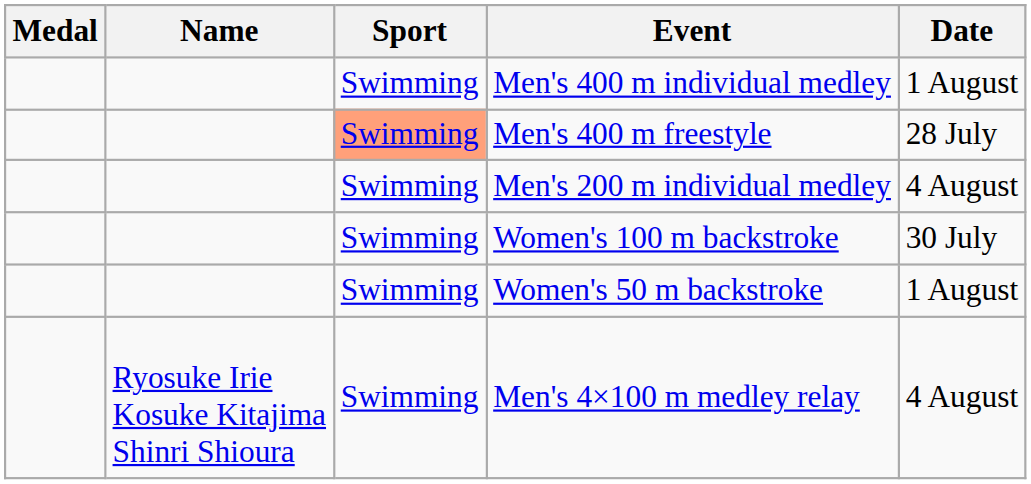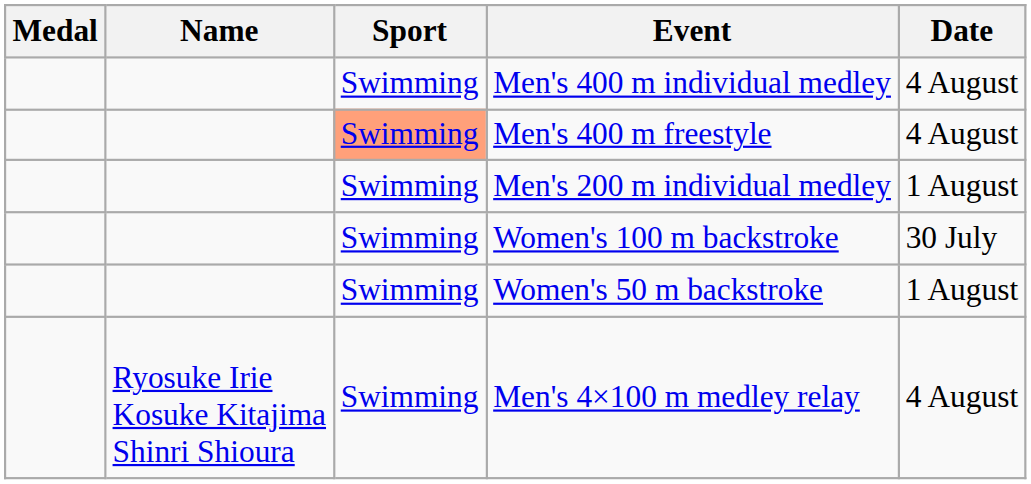(962, 82) 1 August -> (962, 82) 4 August
(951, 134) 28 July -> (962, 134) 4 August
(962, 186) 4 August -> (962, 186) 1 August
